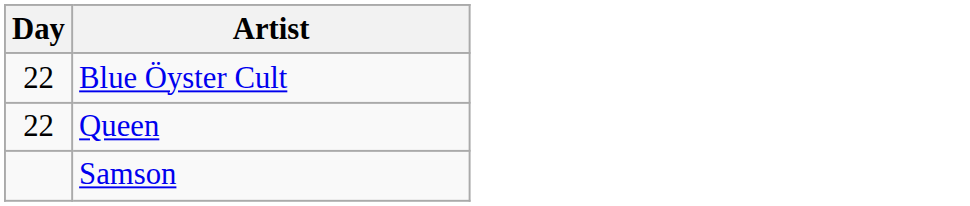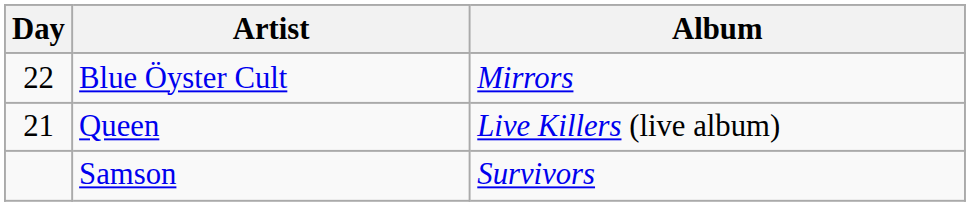+ column: (717, 28)
(38, 126) 22 -> (38, 126) 21
